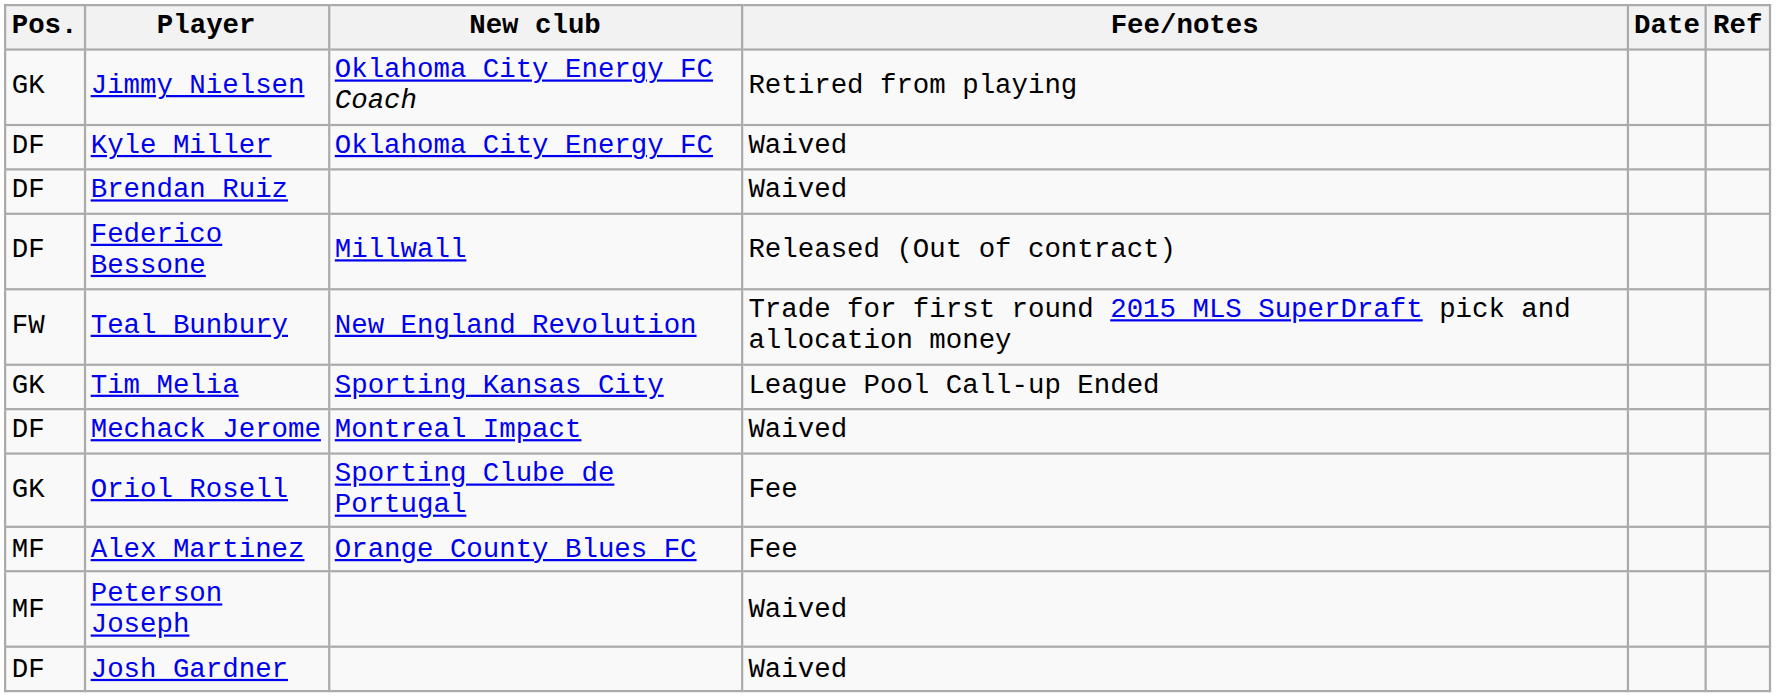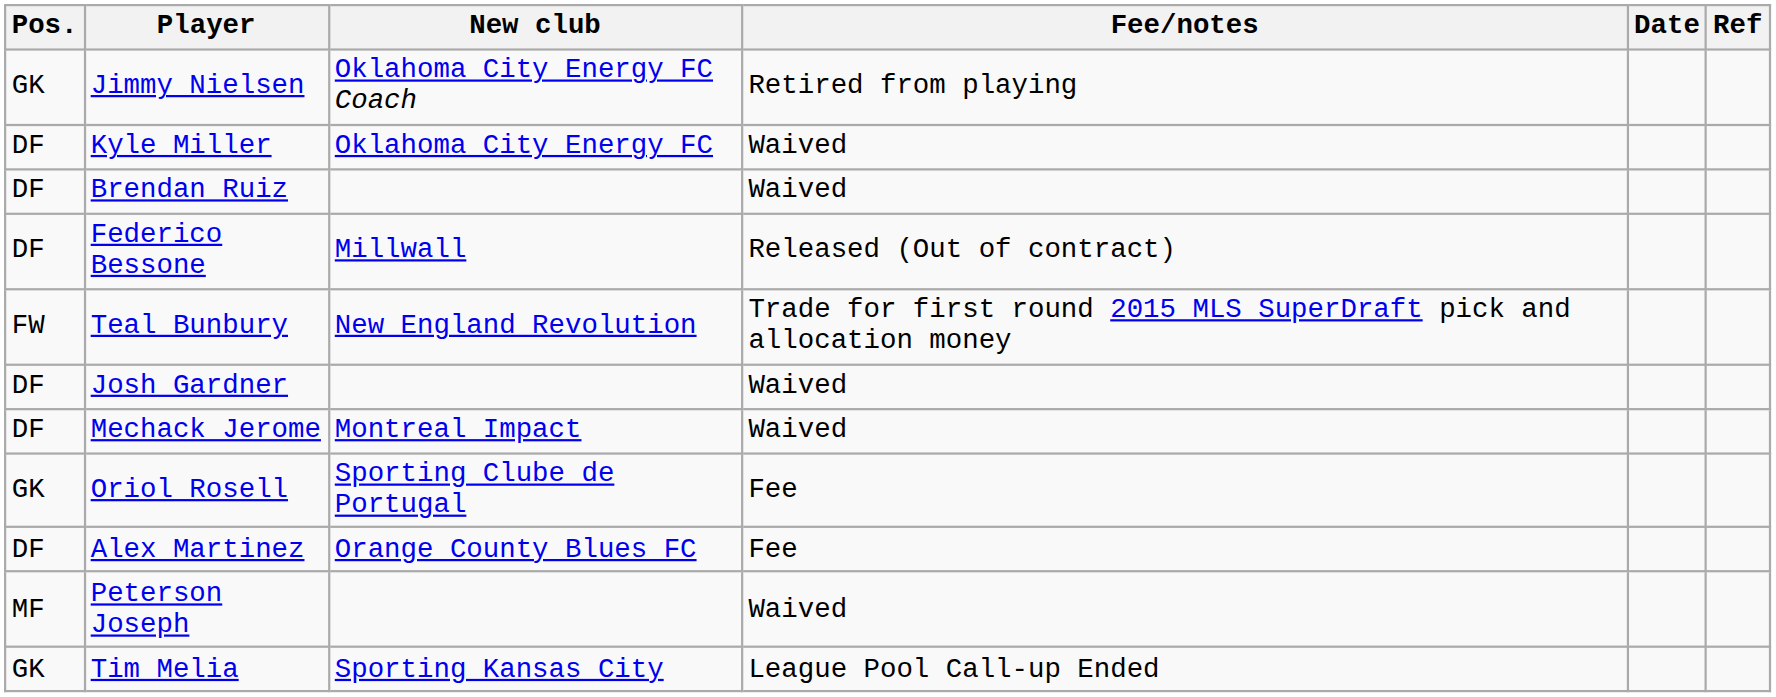rows swapped: (189, 670) <-> (165, 386)
(28, 550) MF -> (28, 550) DF
